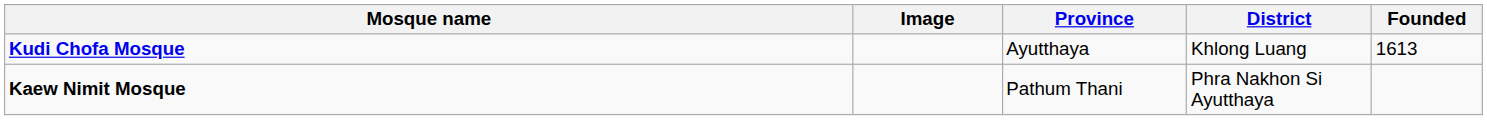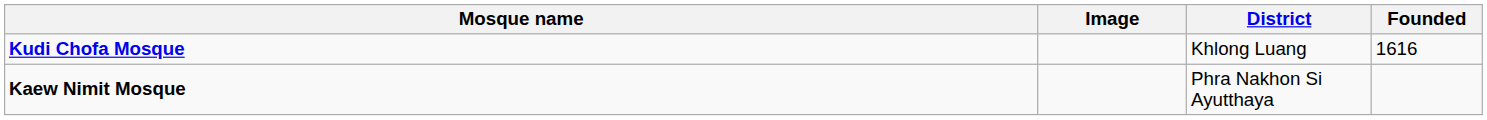- column: (1094, 19)
(1397, 49) 1613 -> (1397, 49) 1616
